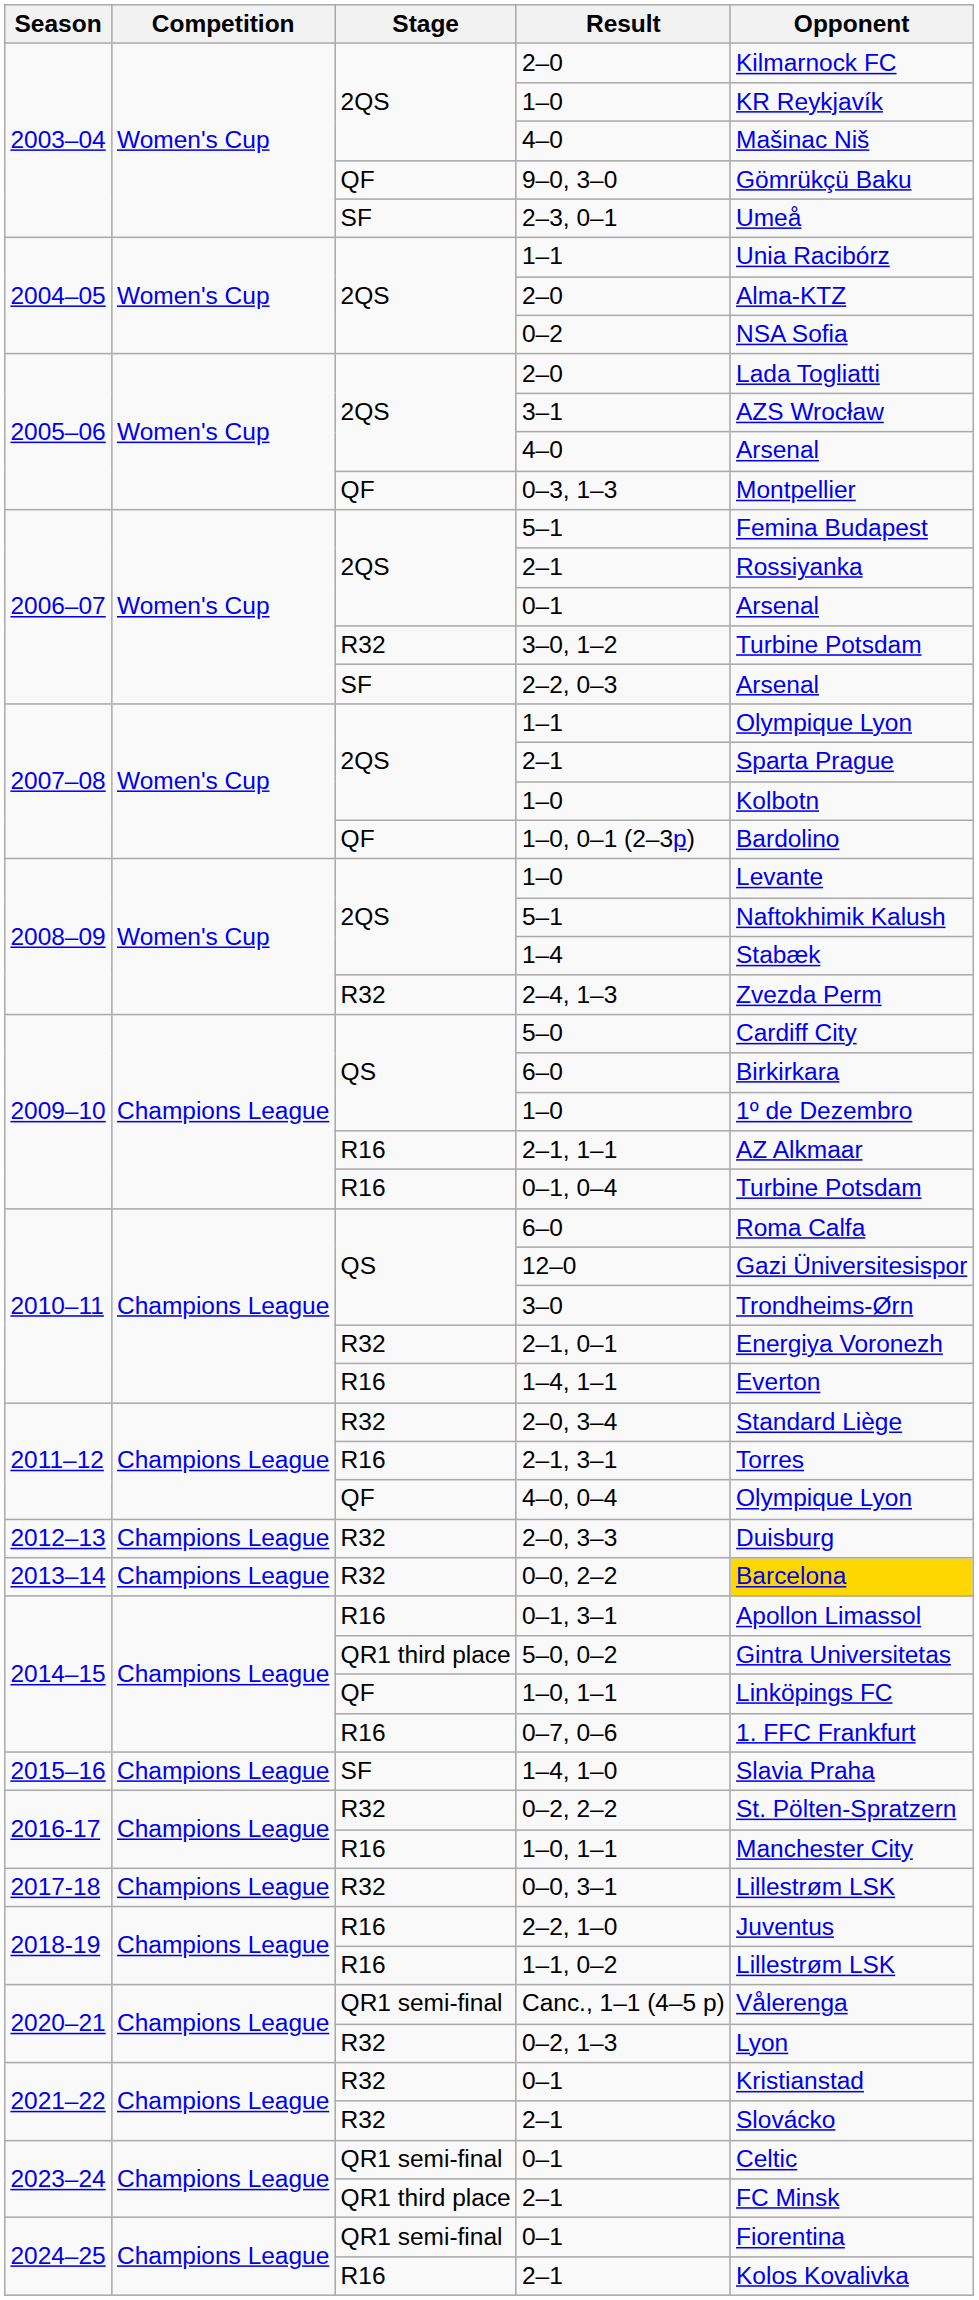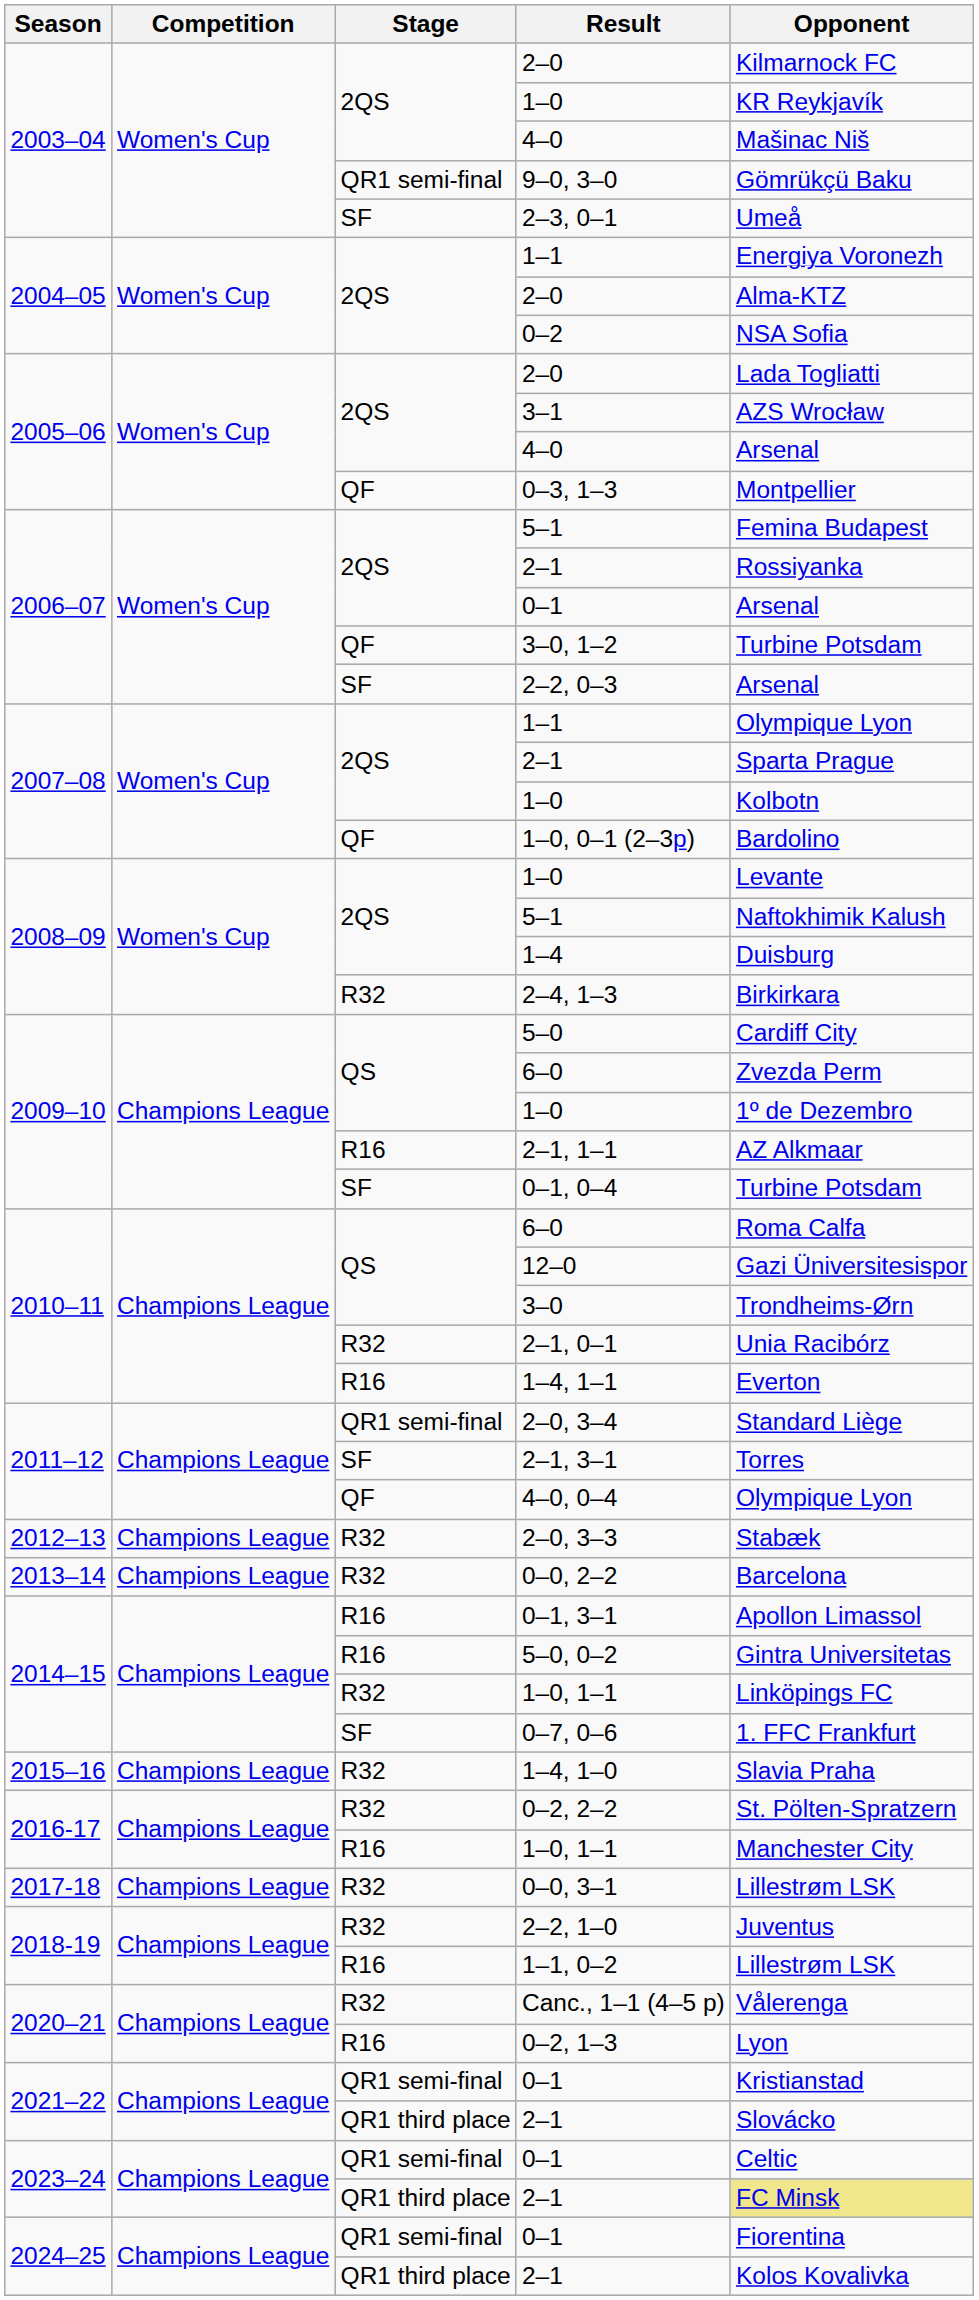(358, 179) QF -> (422, 179) QR1 semi-final
(813, 256) Unia Racibórz -> (839, 256) Energiya Voronezh
(363, 645) R32 -> (358, 645) QF
(778, 955) Stabæk -> (785, 955) Duisburg
(809, 994) Zvezda Perm -> (788, 994) Birkirkara
(788, 1072) Birkirkara -> (809, 1072) Zvezda Perm
(363, 1188) R16 -> (356, 1188) SF
(839, 1343) Energiya Voronezh -> (813, 1343) Unia Racibórz
(363, 1421) R32 -> (422, 1421) QR1 semi-final
(363, 1460) R16 -> (356, 1460) SF
(785, 1538) Duisburg -> (778, 1538) Stabæk
(791, 1576) gold background -> (791, 1576) no background
(426, 1654) QR1 third place -> (363, 1654) R16
(358, 1693) QF -> (363, 1693) R32
(363, 1732) R16 -> (356, 1732) SF
(356, 1770) SF -> (363, 1770) R32
(363, 1926) R16 -> (363, 1926) R32
(422, 2003) QR1 semi-final -> (363, 2003) R32
(363, 2042) R32 -> (363, 2042) R16
(363, 2081) R32 -> (422, 2081) QR1 semi-final
(363, 2120) R32 -> (426, 2120) QR1 third place
(788, 2198) no background -> (788, 2198) khaki background
(363, 2275) R16 -> (426, 2275) QR1 third place
